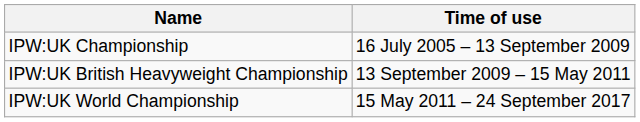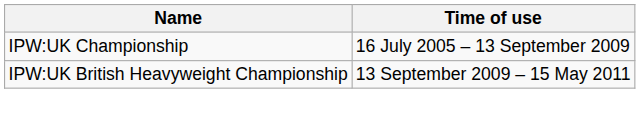- row: (124, 102)
